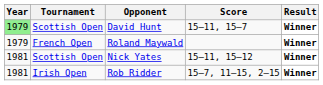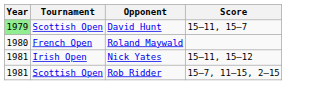- column: (300, 12)
(17, 42) 1979 -> (17, 42) 1980
(68, 57) Scottish Open -> (60, 57) Irish Open
(60, 72) Irish Open -> (68, 72) Scottish Open
